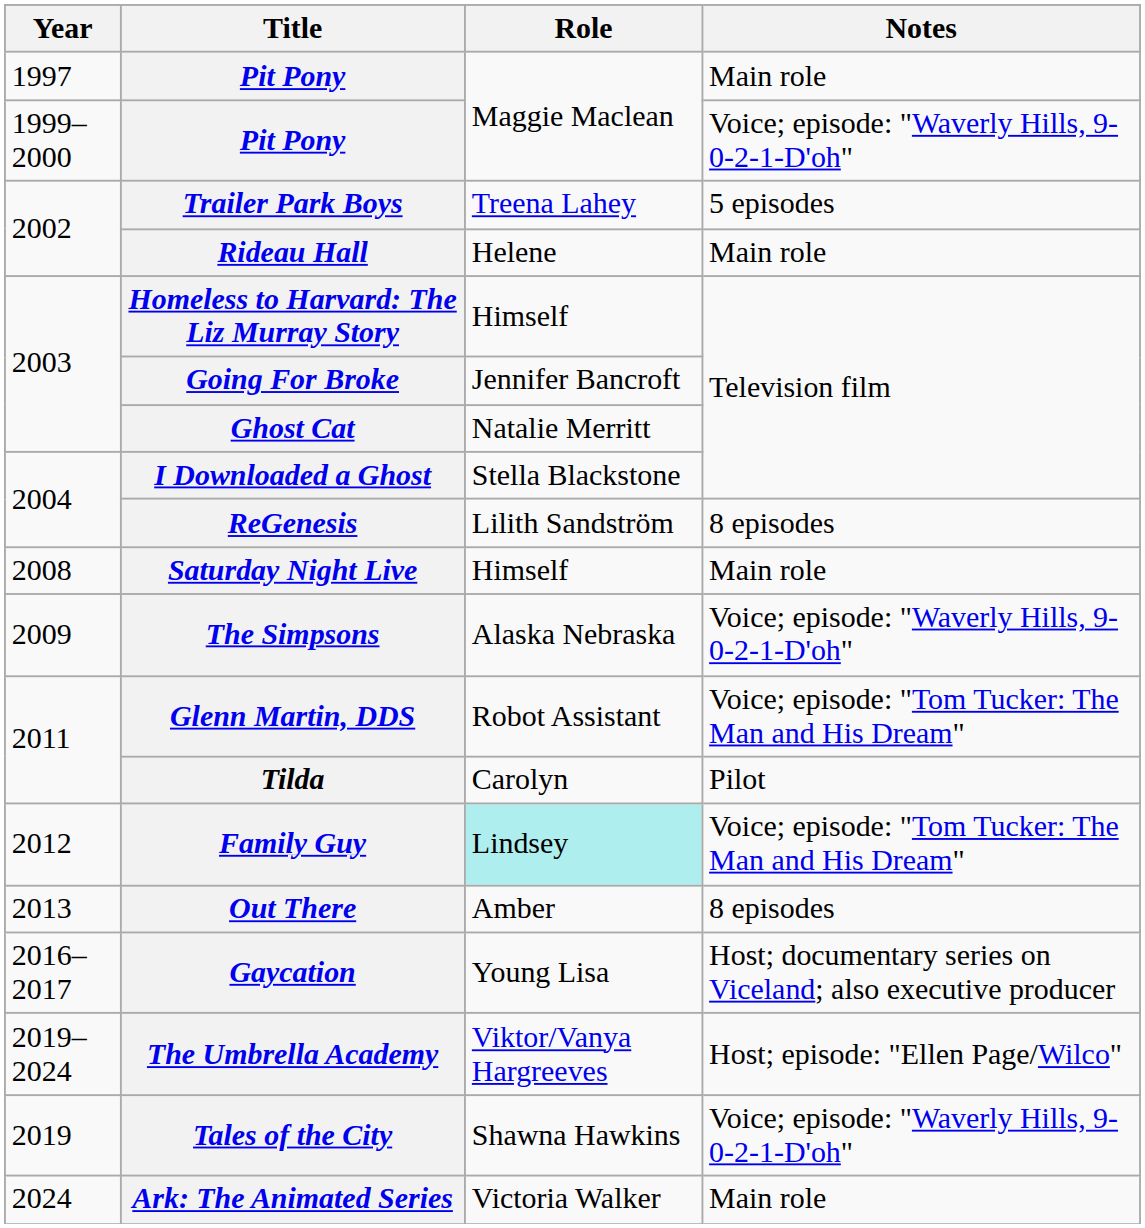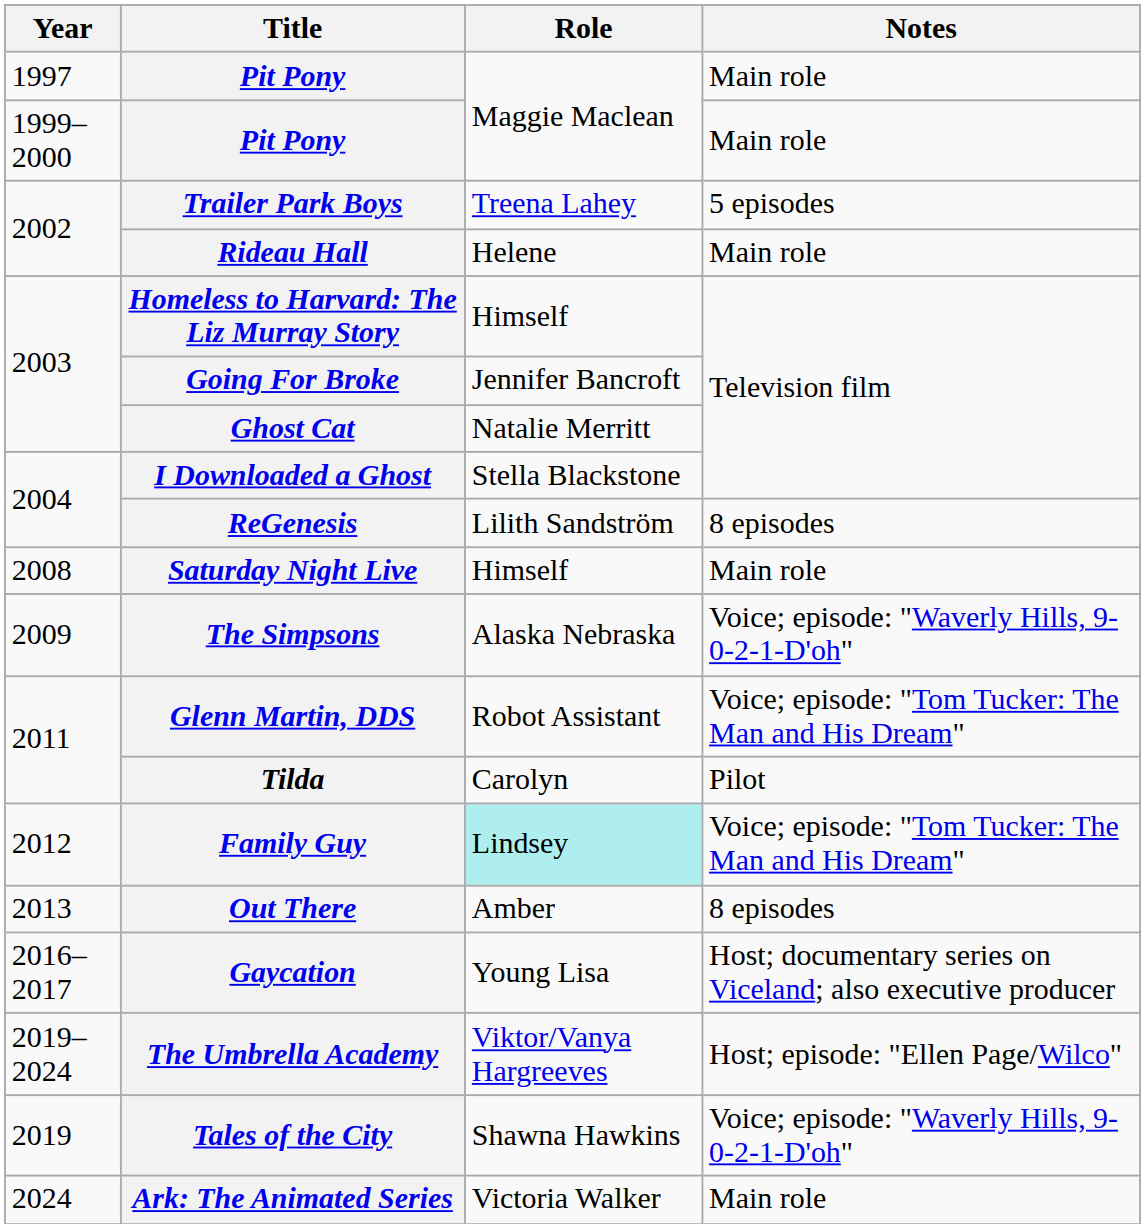(914, 139) Voice; episode: "Waverly Hills, 9-0-2-1-D'oh" -> (768, 139) Main role
